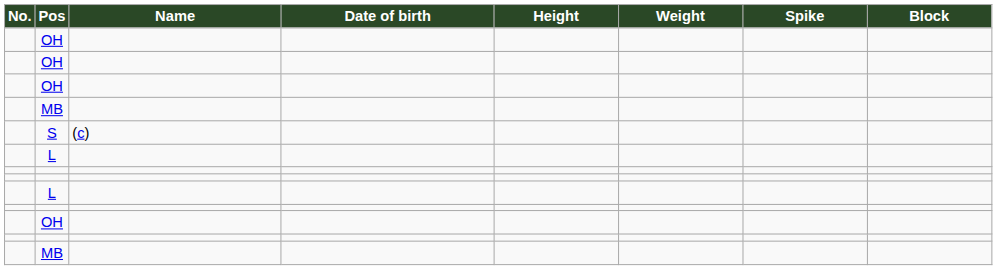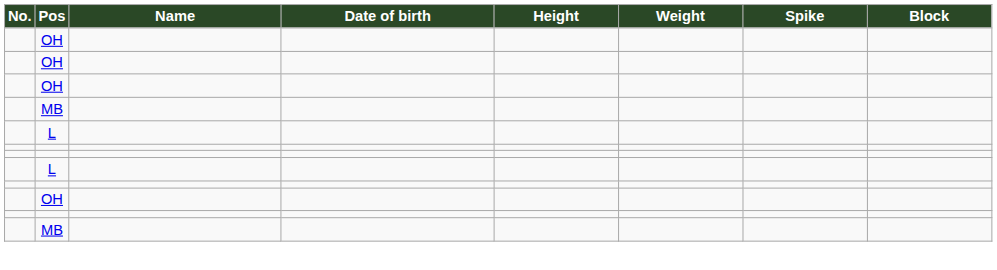- row: (52, 133)
